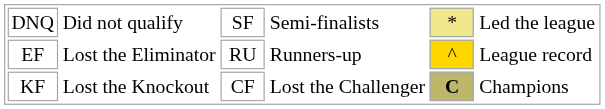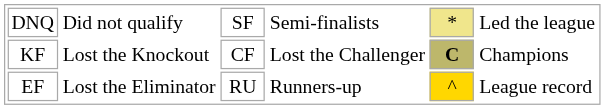rows swapped: (33, 54) <-> (33, 86)
